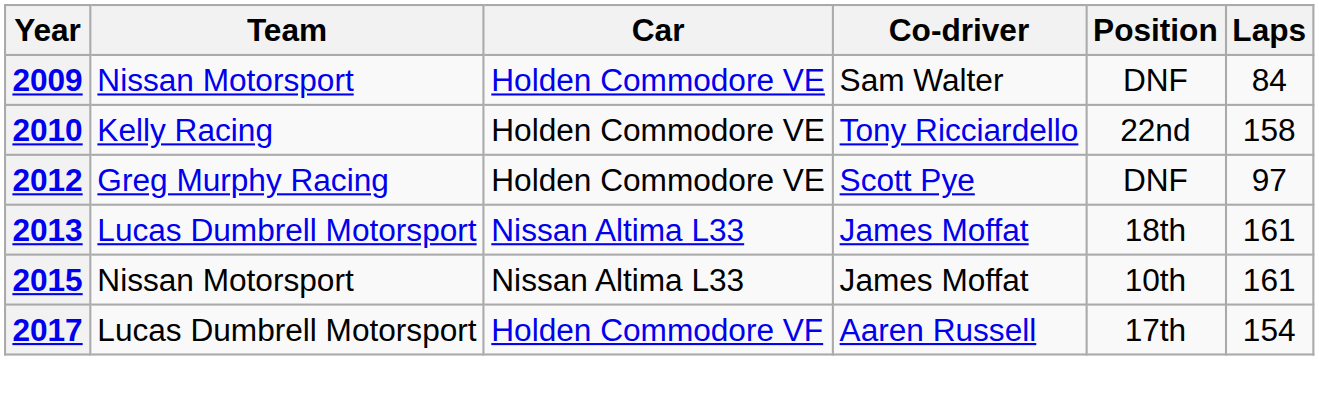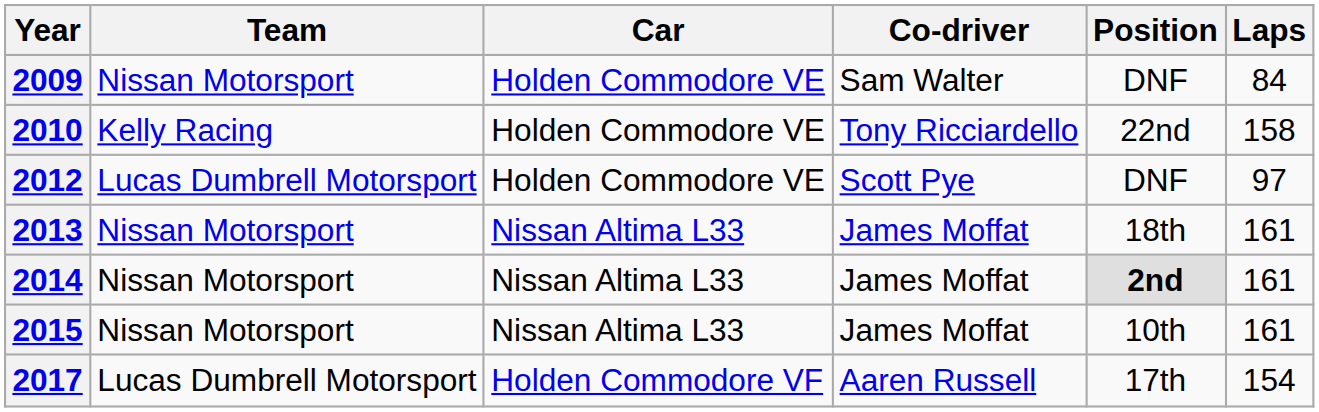(243, 180) Greg Murphy Racing -> (287, 180) Lucas Dumbrell Motorsport
(287, 230) Lucas Dumbrell Motorsport -> (226, 230) Nissan Motorsport
+ row: (48, 281)
